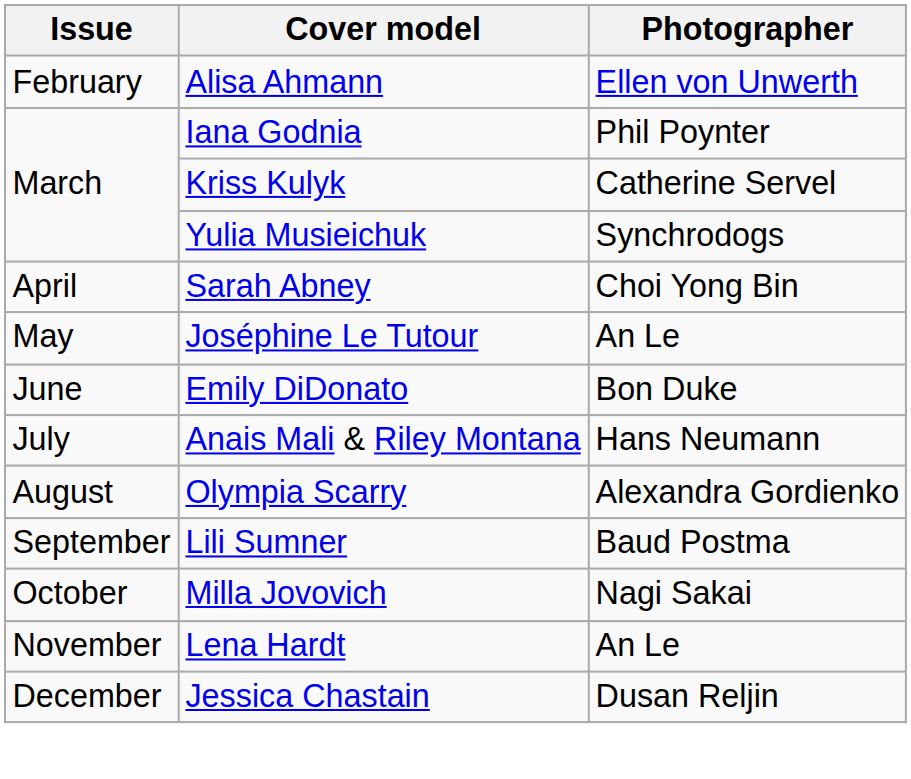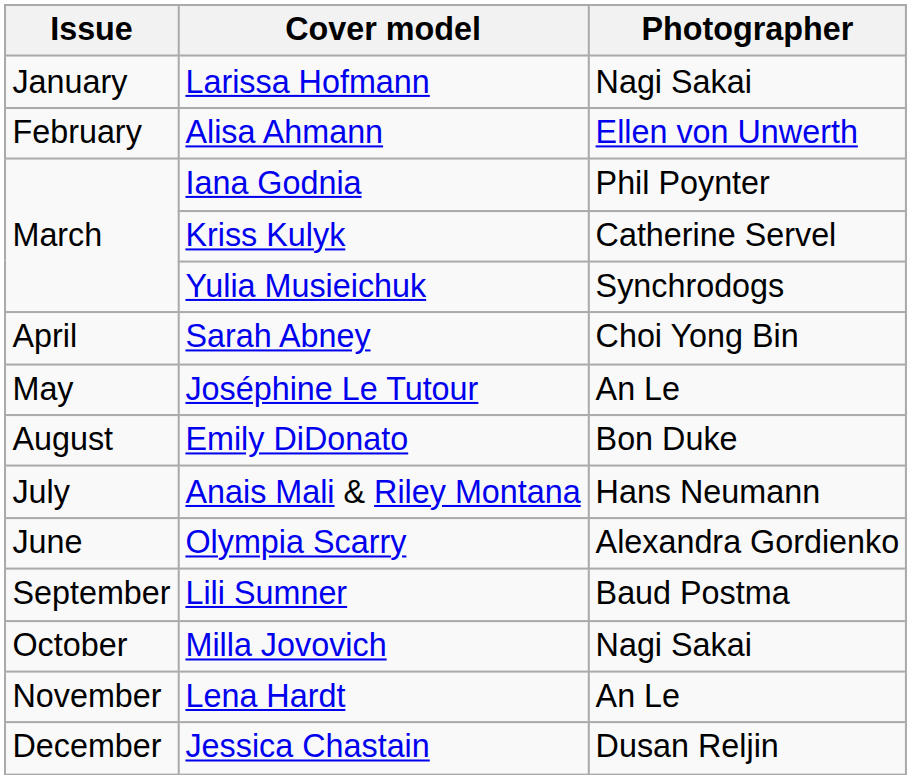+ row: (308, 81)
(48, 388) June -> (63, 440) August
(63, 491) August -> (48, 542) June
